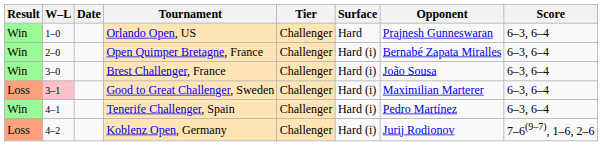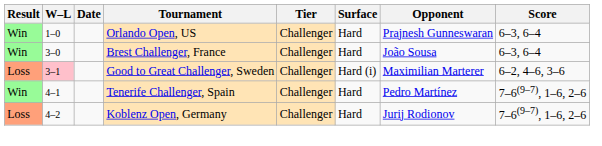- row: (185, 52)
(357, 71) Hard (i) -> (350, 52) Hard
(528, 90) 6–3, 6–4 -> (532, 71) 6–2, 4–6, 3–6
(357, 109) Hard (i) -> (350, 91) Hard
(528, 109) 6–3, 6–4 -> (542, 91) 7–6(9–7), 1–6, 2–6
(357, 129) Hard (i) -> (350, 114) Hard
